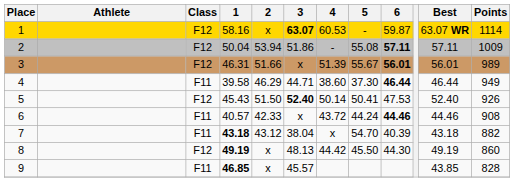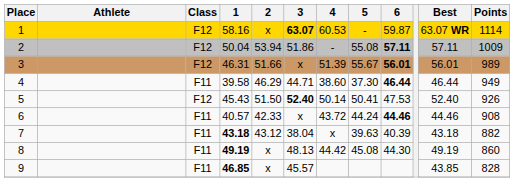(365, 133) 54.70 -> (365, 133) 39.63
(203, 151) F12 -> (203, 151) F11
(365, 151) 45.50 -> (365, 151) 45.08
